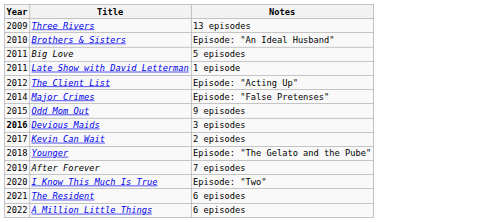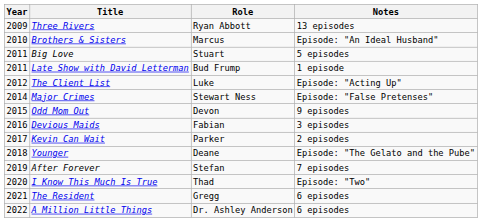+ column: (243, 11)
(17, 125) bold -> (17, 125) normal
